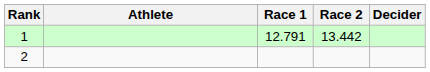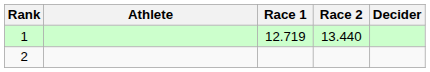(285, 36) 12.791 -> (285, 36) 12.719
(341, 36) 13.442 -> (341, 36) 13.440
